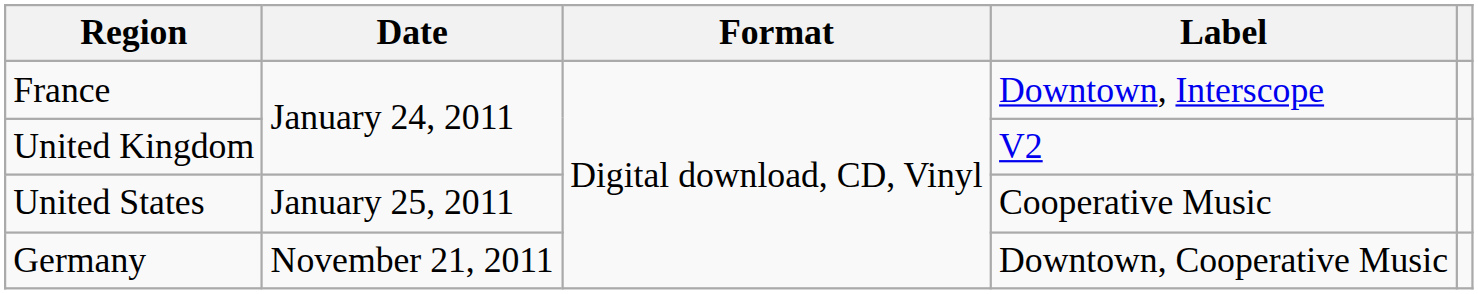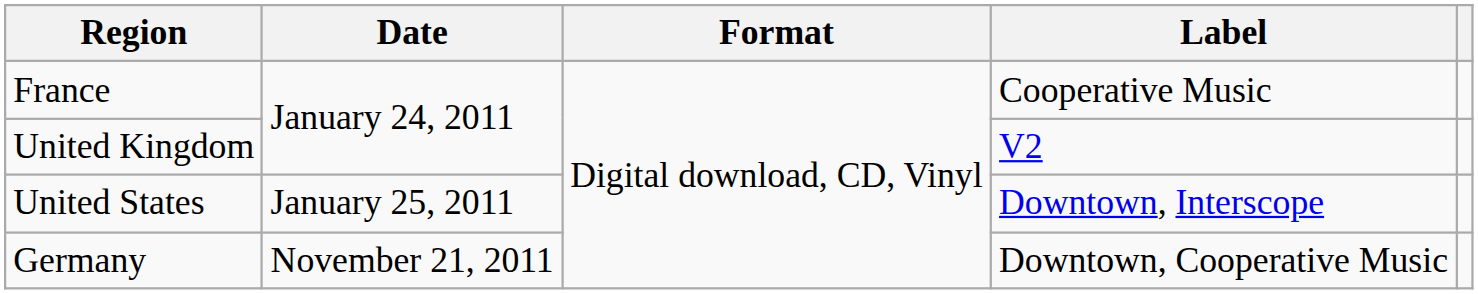(1162, 89) Downtown, Interscope -> (1135, 89) Cooperative Music
(1135, 202) Cooperative Music -> (1162, 202) Downtown, Interscope
